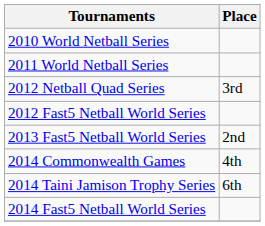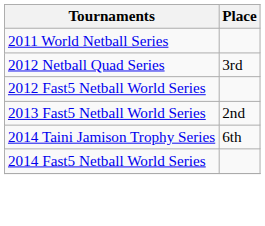- row: (88, 40)
- row: (97, 161)
